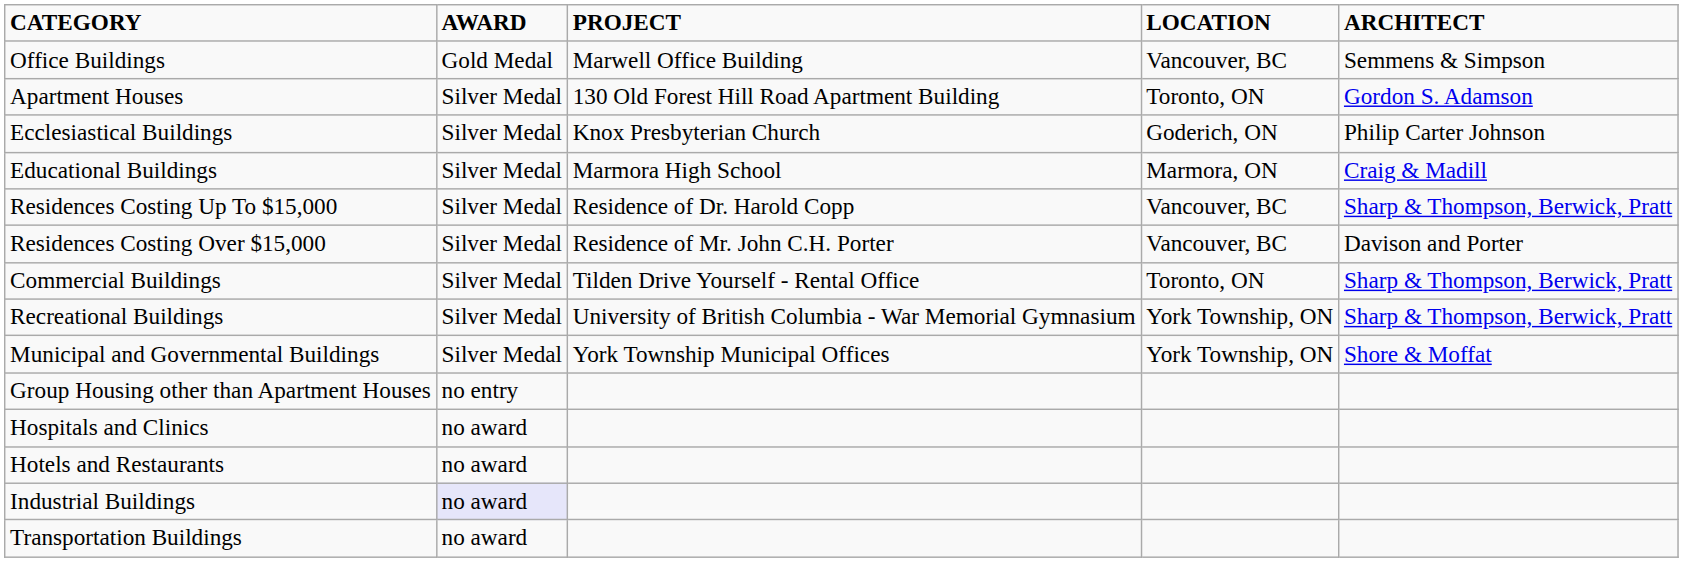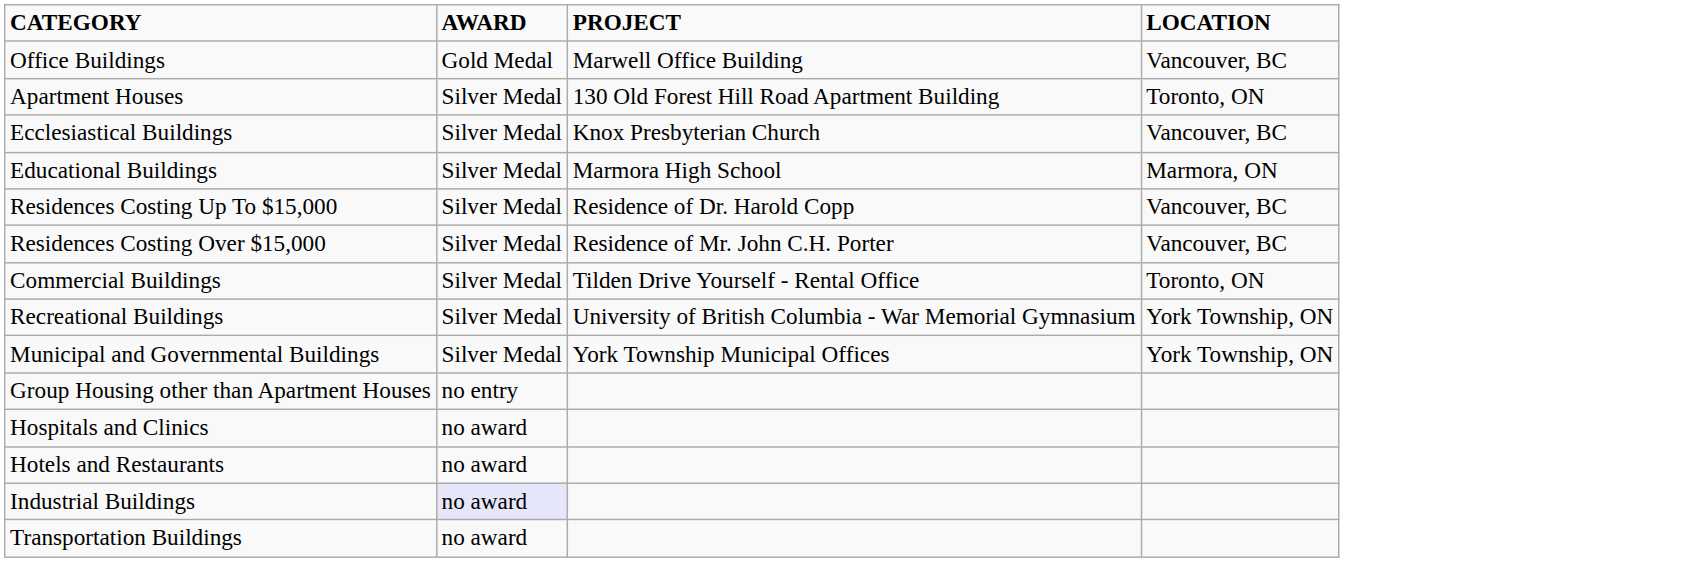- column: (1414, 22)
(1212, 133) Goderich, ON -> (1217, 133) Vancouver, BC
